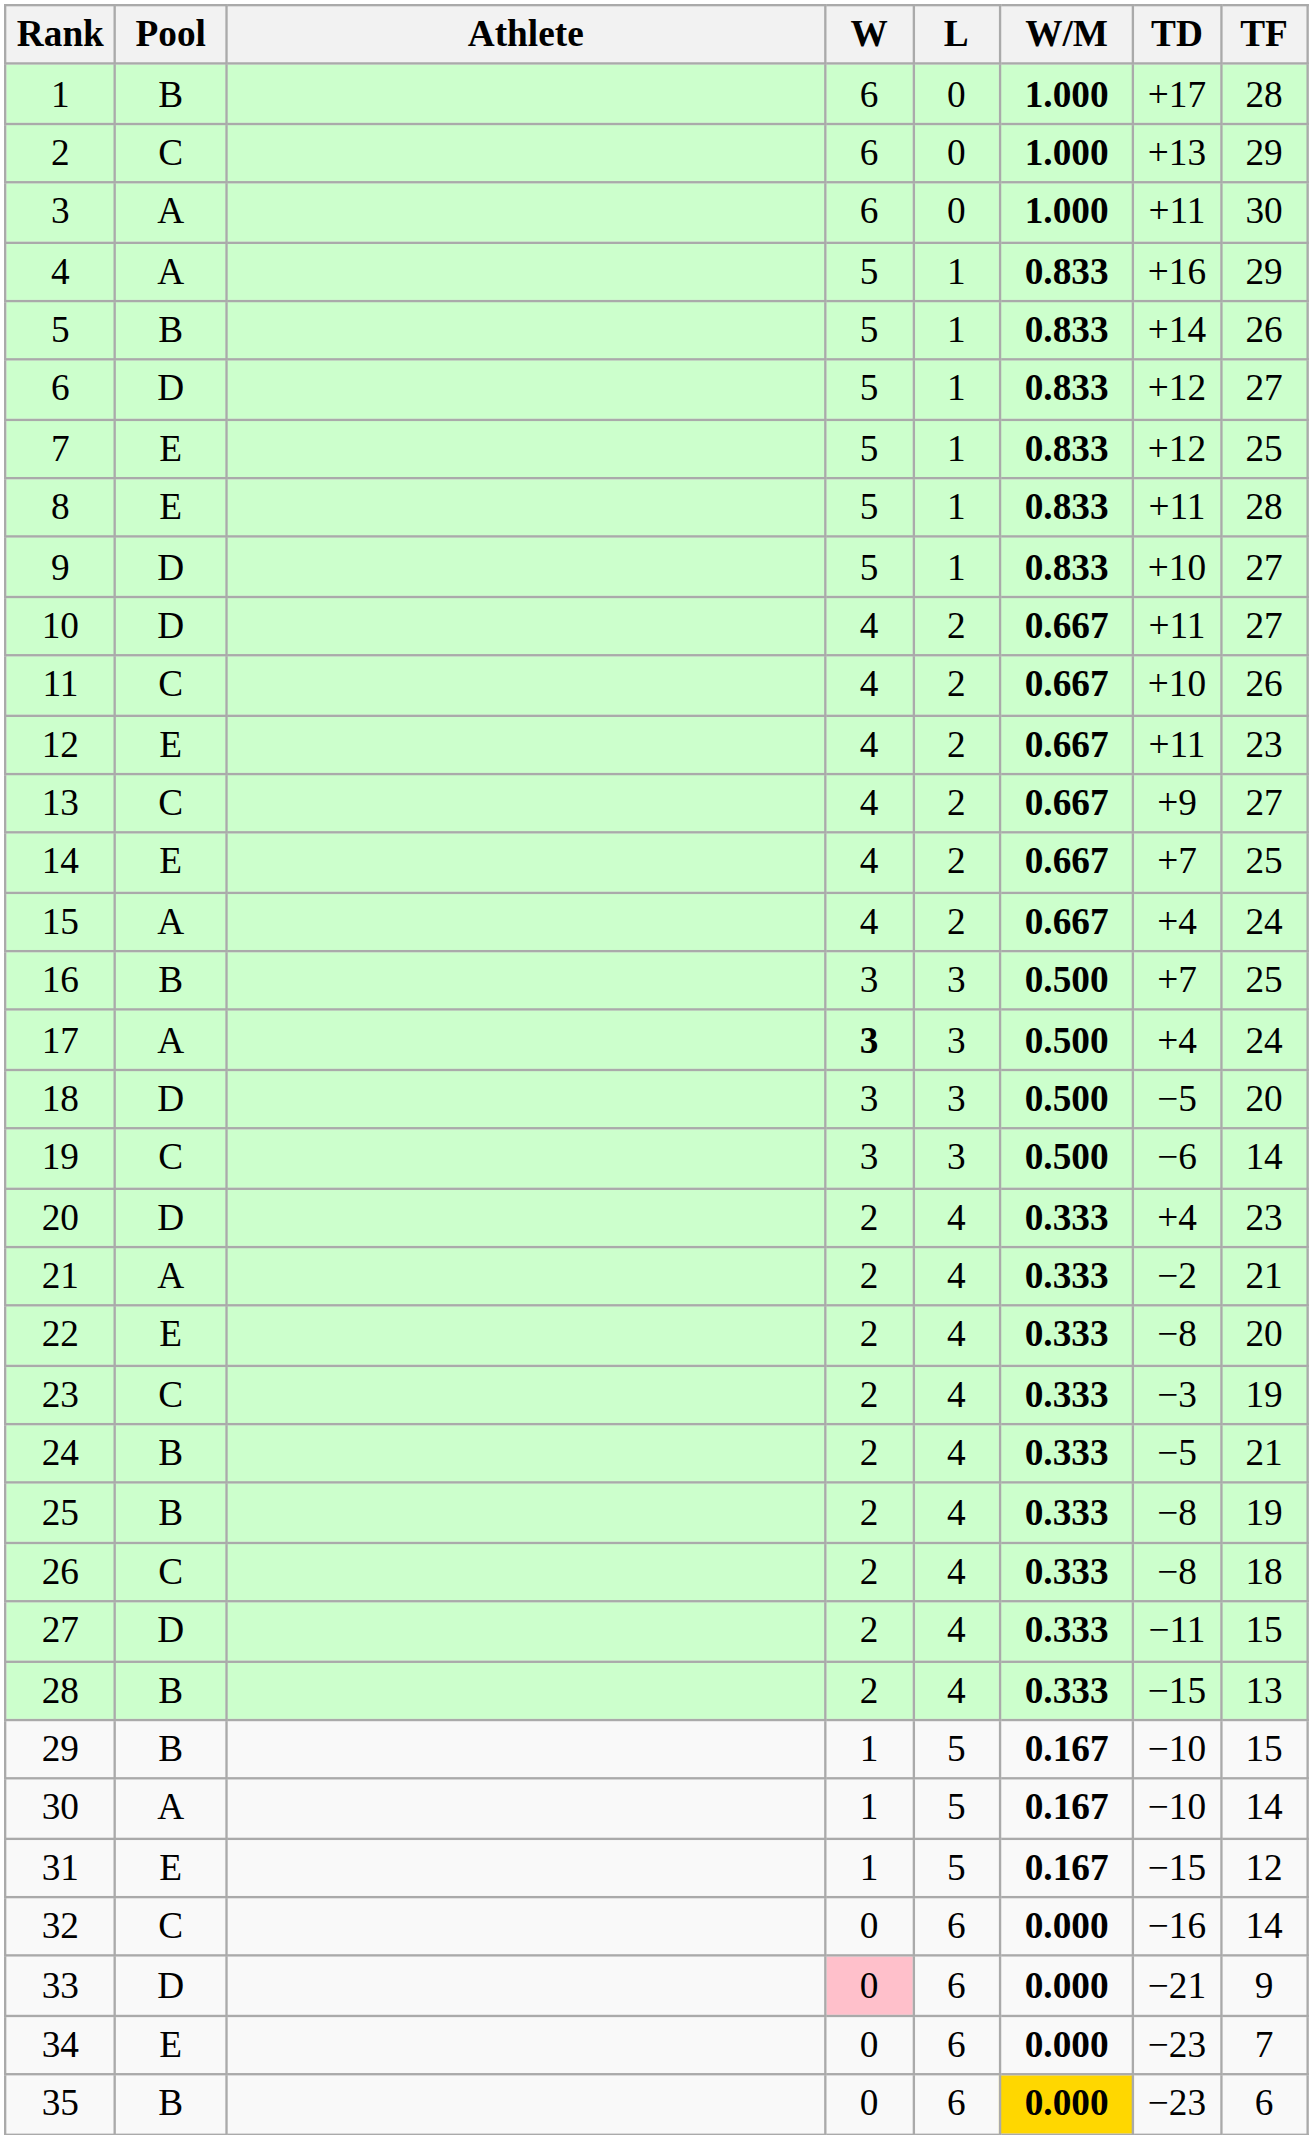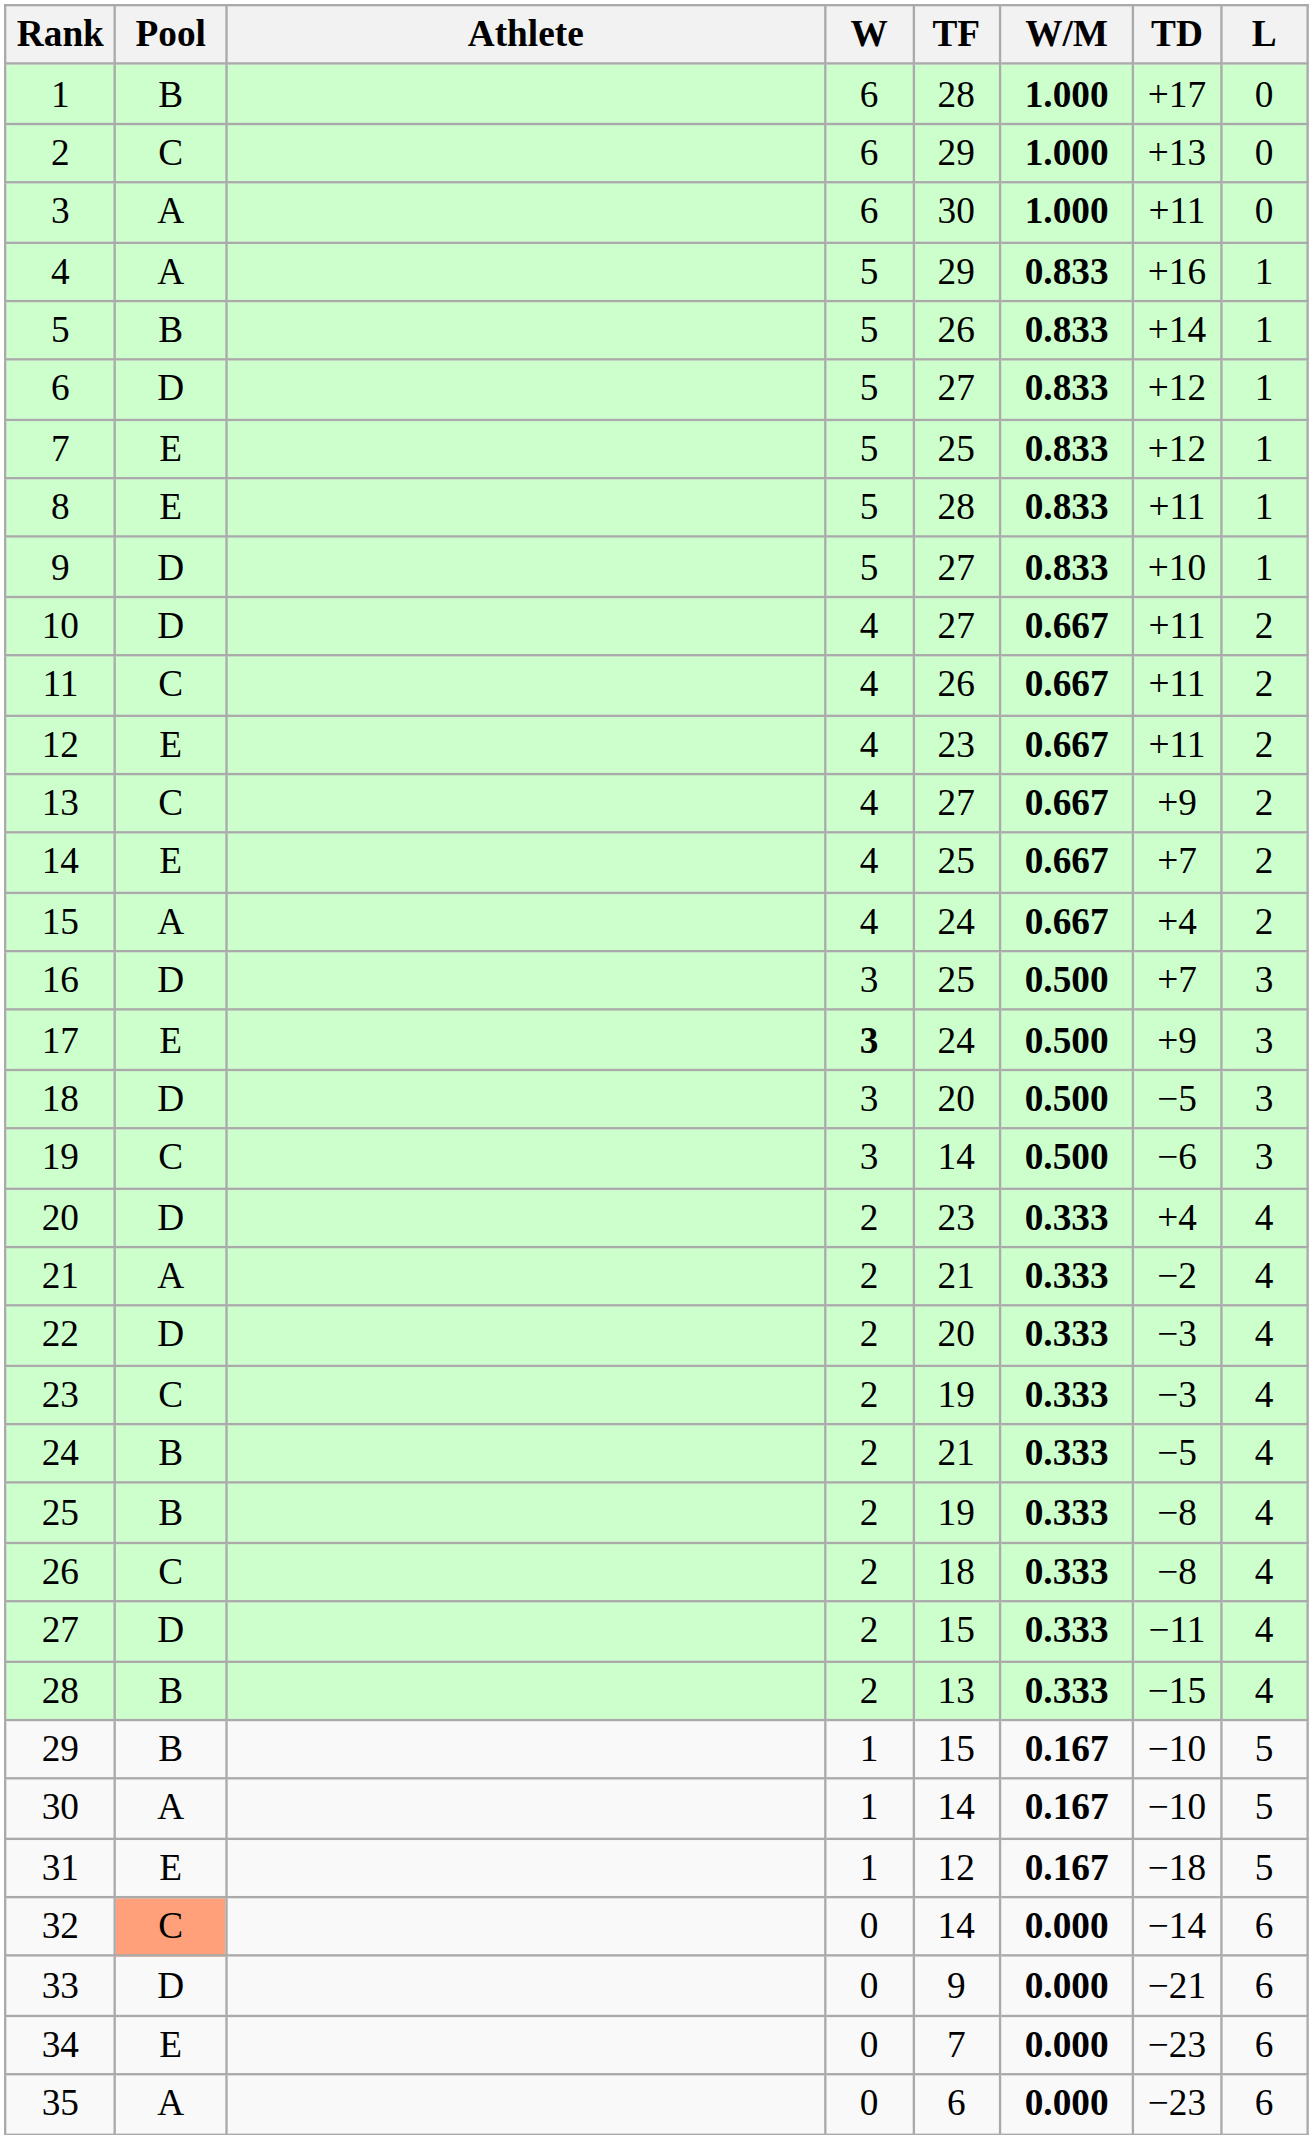columns swapped: (956, 34) <-> (1264, 34)
(1177, 684) +10 -> (1177, 684) +11
(171, 980) B -> (171, 980) D
(171, 1039) A -> (171, 1039) E
(1177, 1039) +4 -> (1177, 1039) +9
(171, 1334) E -> (171, 1334) D
(1177, 1334) −8 -> (1177, 1334) −3
(1177, 1866) −15 -> (1177, 1866) −18
(171, 1926) no background -> (171, 1926) lightsalmon background
(1177, 1926) −16 -> (1177, 1926) −14
(869, 1985) pink background -> (869, 1985) no background
(171, 2103) B -> (171, 2103) A
(1067, 2103) gold background -> (1067, 2103) no background
